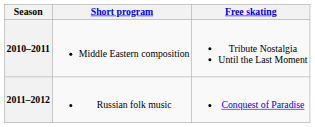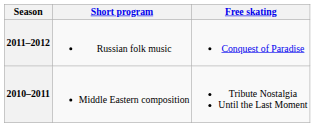rows swapped: (28, 99) <-> (28, 48)
